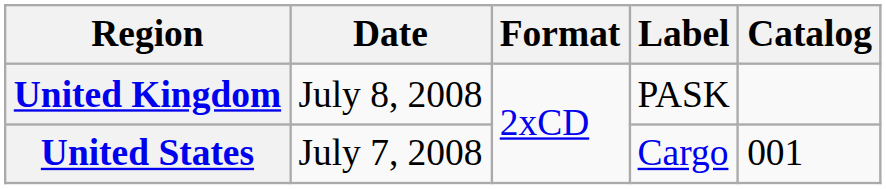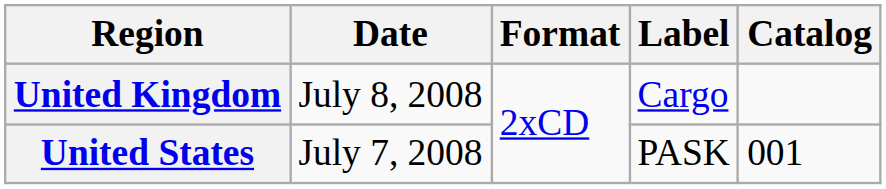(684, 93) PASK -> (683, 93) Cargo
(683, 152) Cargo -> (684, 152) PASK
